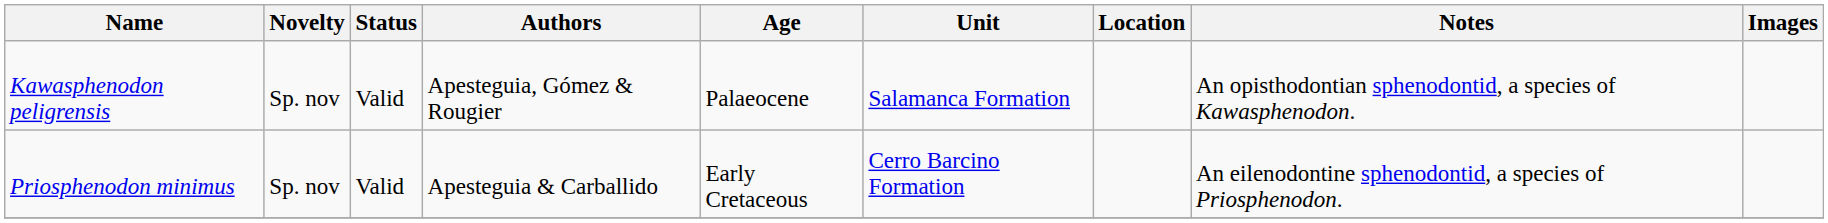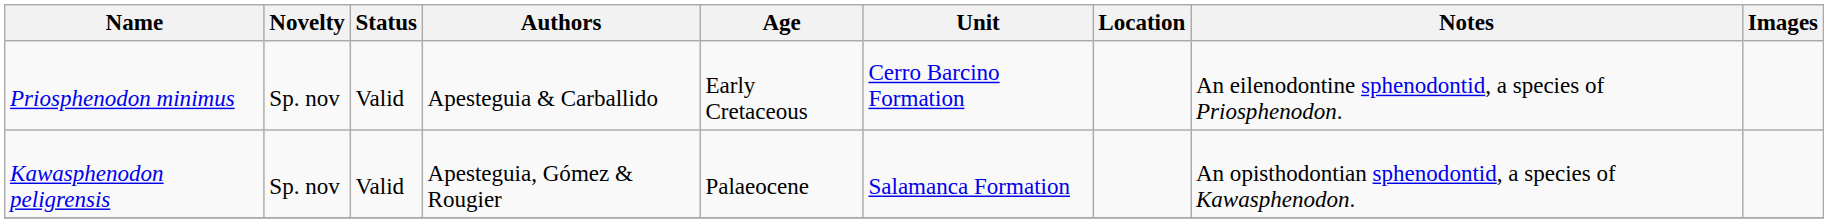rows swapped: (87, 98) <-> (122, 186)
